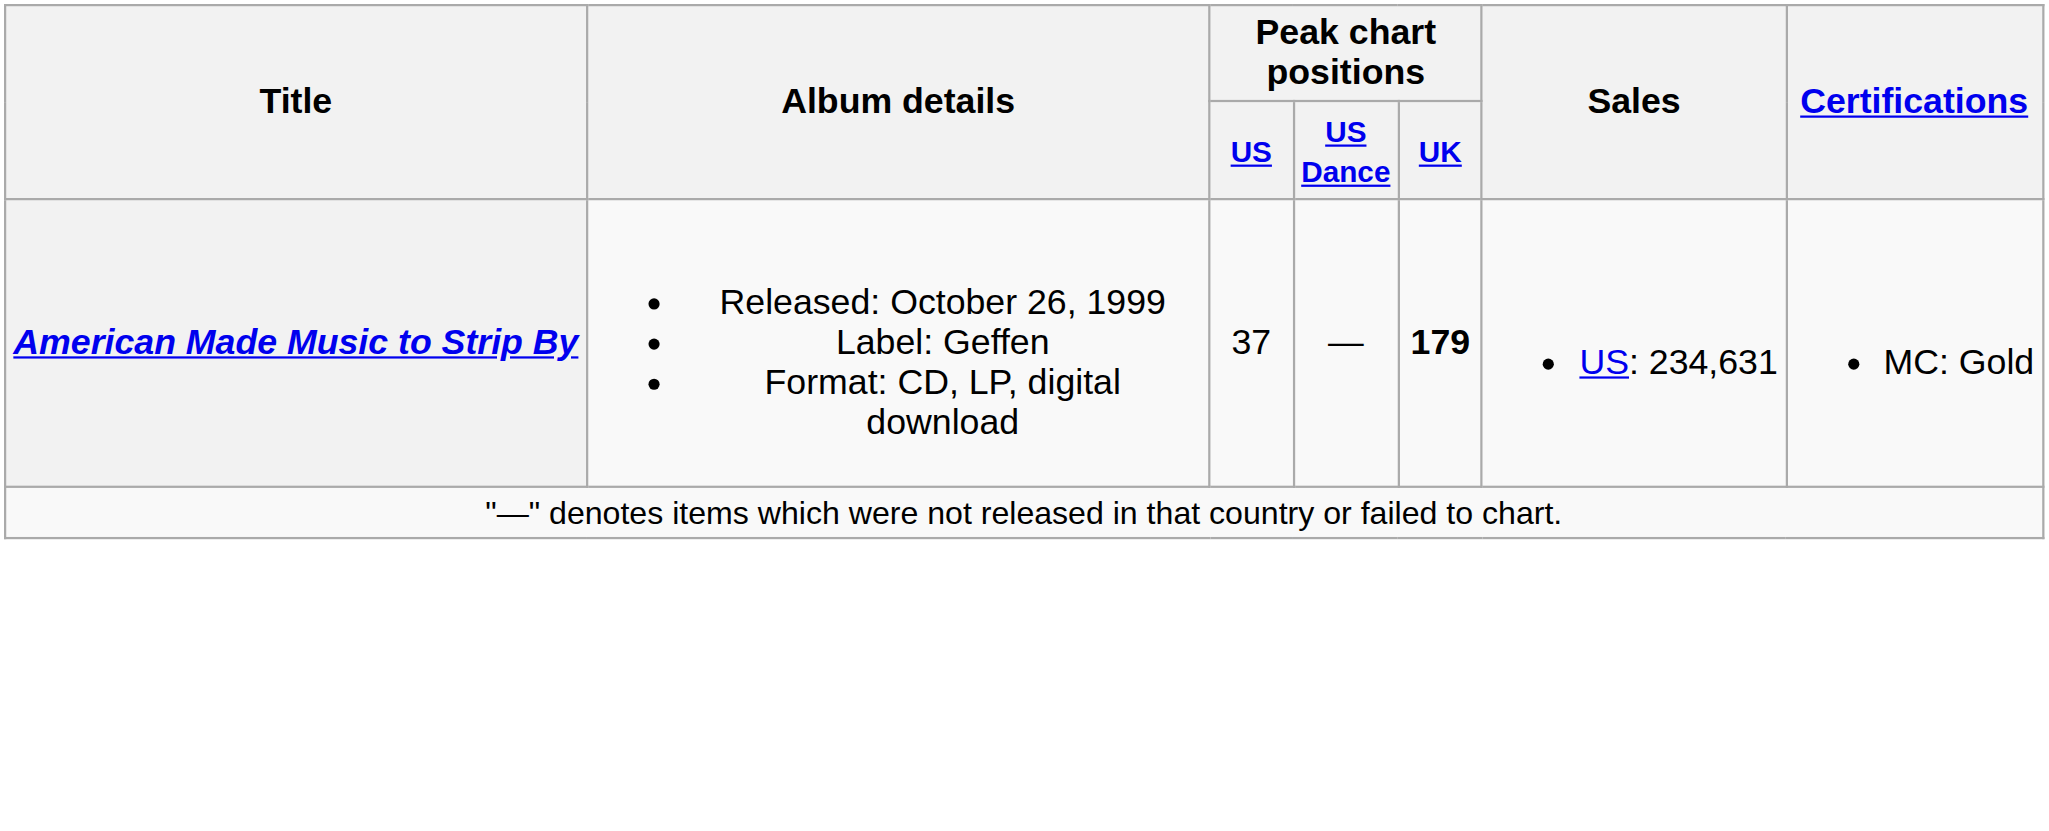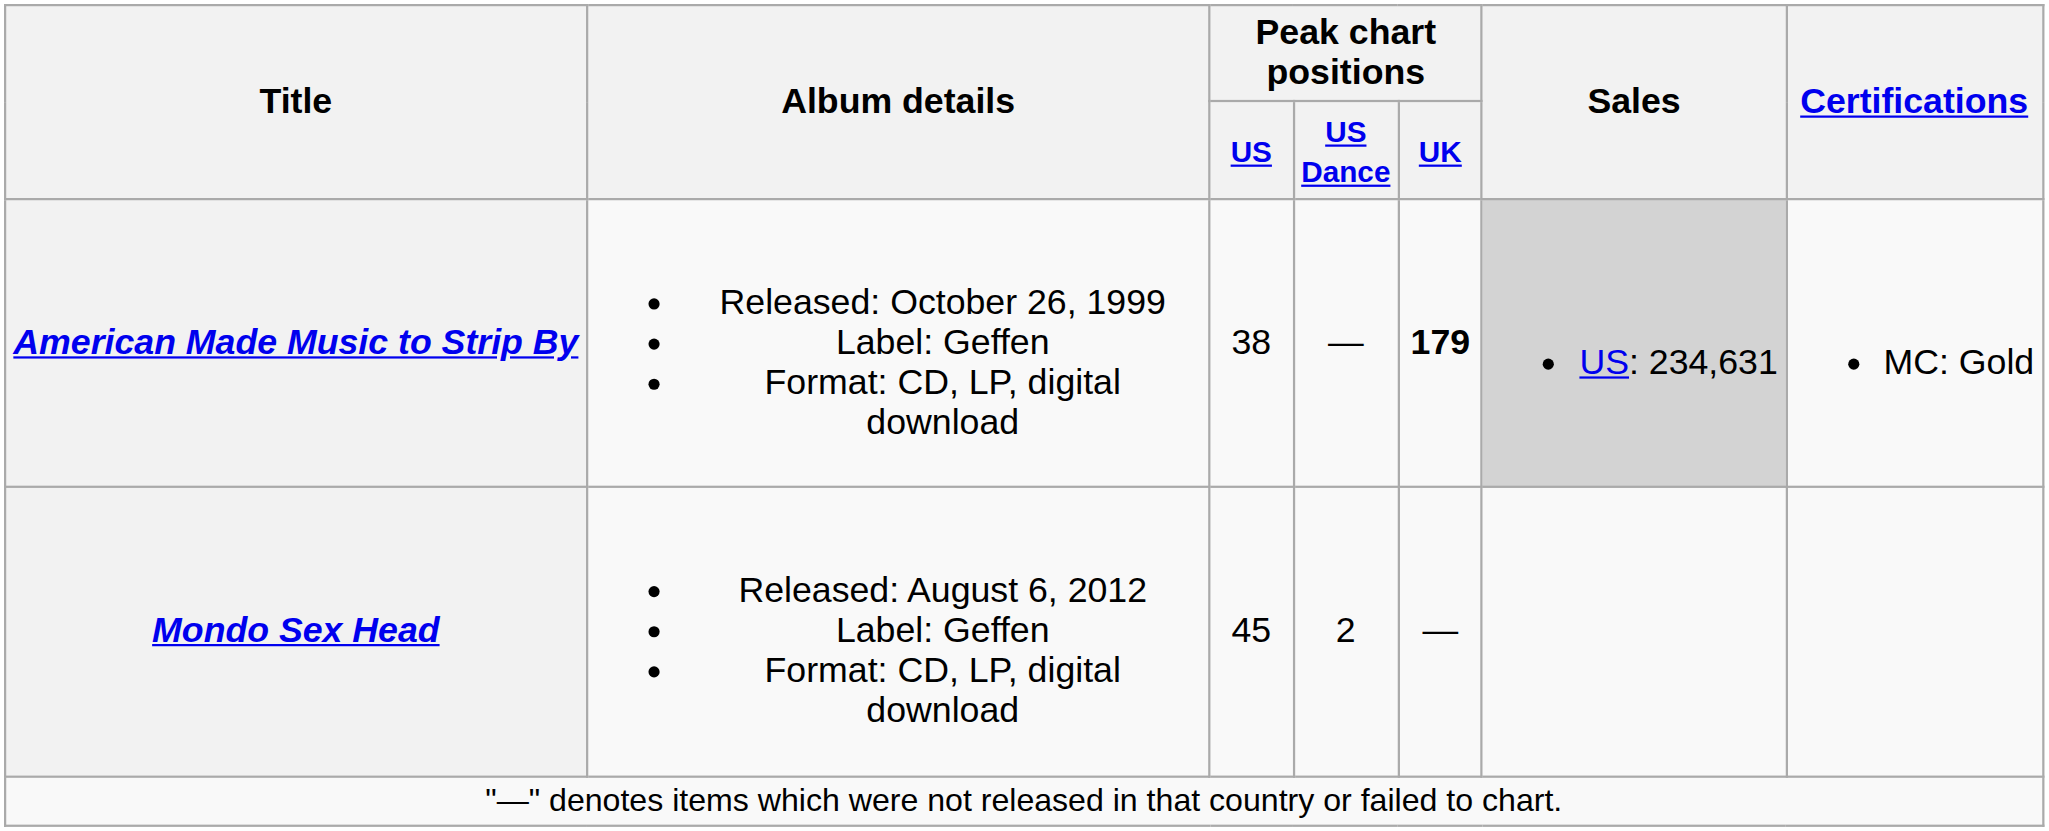(1251, 342) 37 -> (1251, 342) 38
(1634, 363) no background -> (1634, 363) lightgrey background
+ row: (296, 630)
